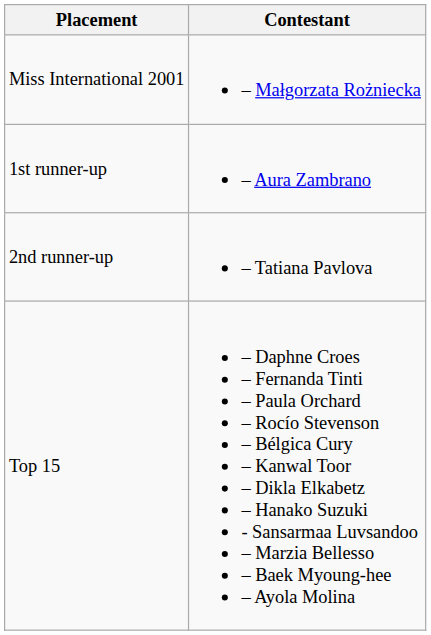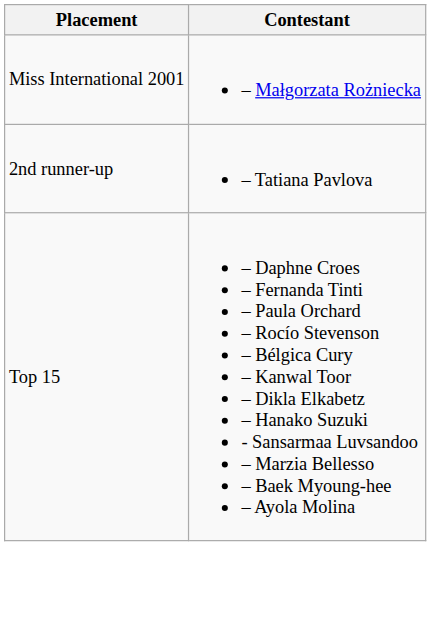- row: (58, 168)
